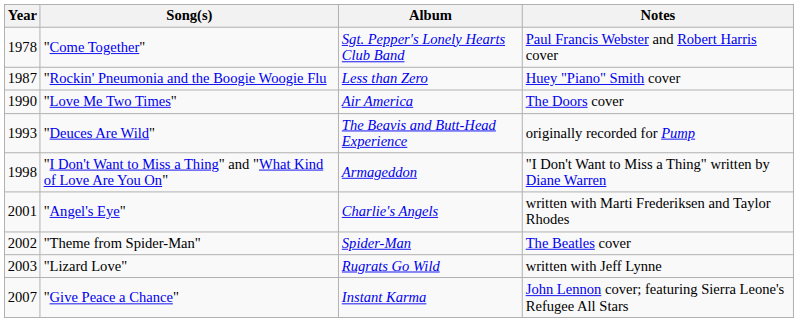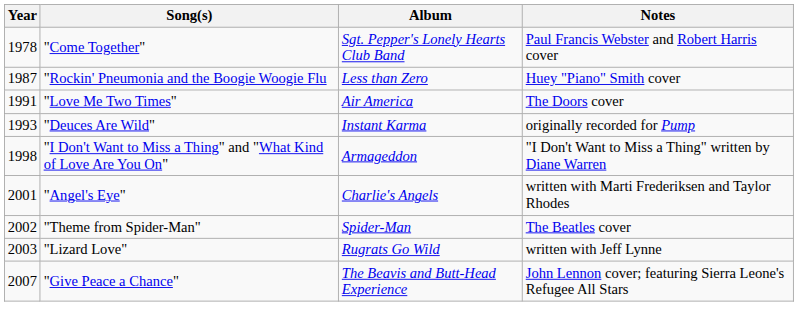(22, 101) 1990 -> (22, 101) 1991
(419, 132) The Beavis and Butt-Head Experience -> (384, 124) Instant Karma
(384, 297) Instant Karma -> (419, 281) The Beavis and Butt-Head Experience
